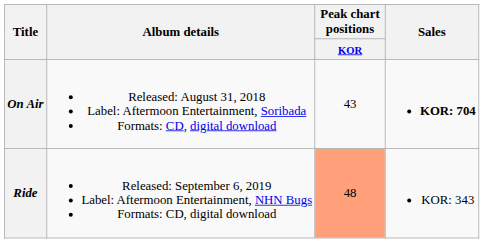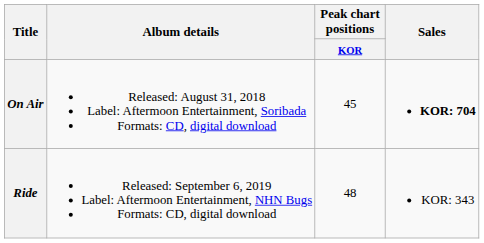(350, 104) 43 -> (350, 104) 45
(350, 193) lightsalmon background -> (350, 193) no background
